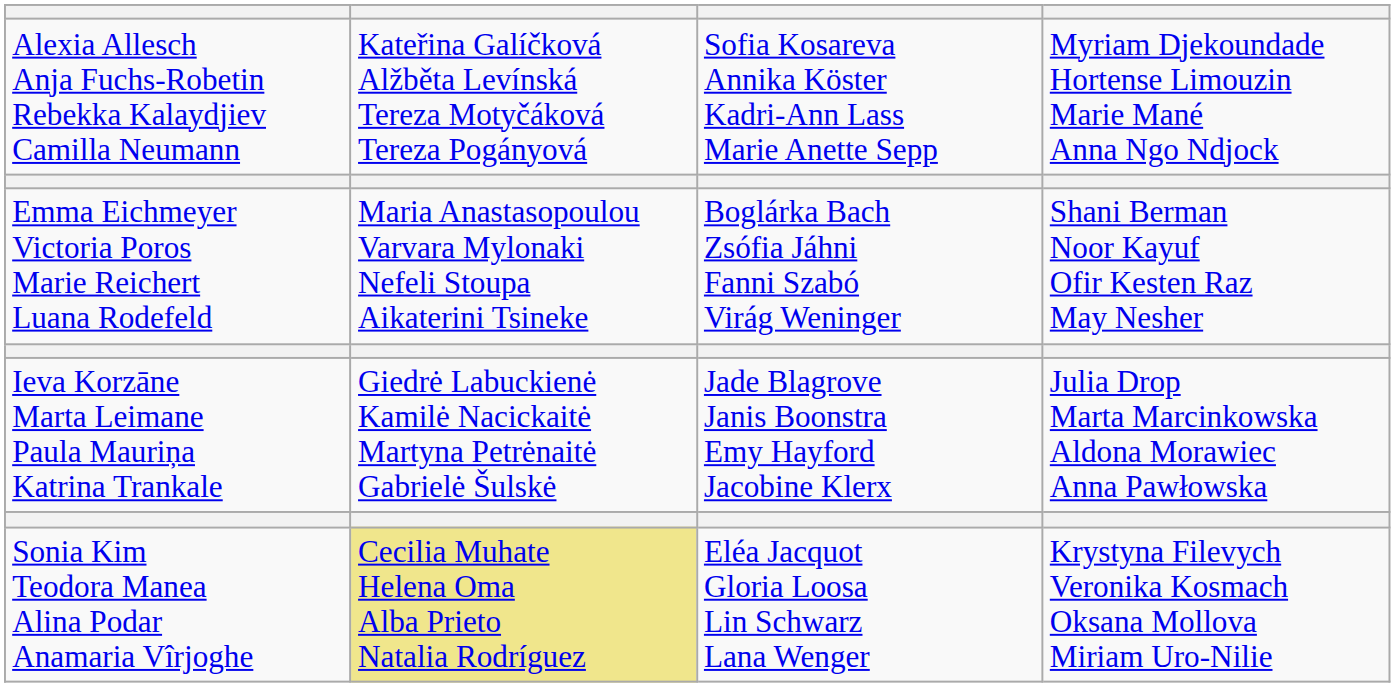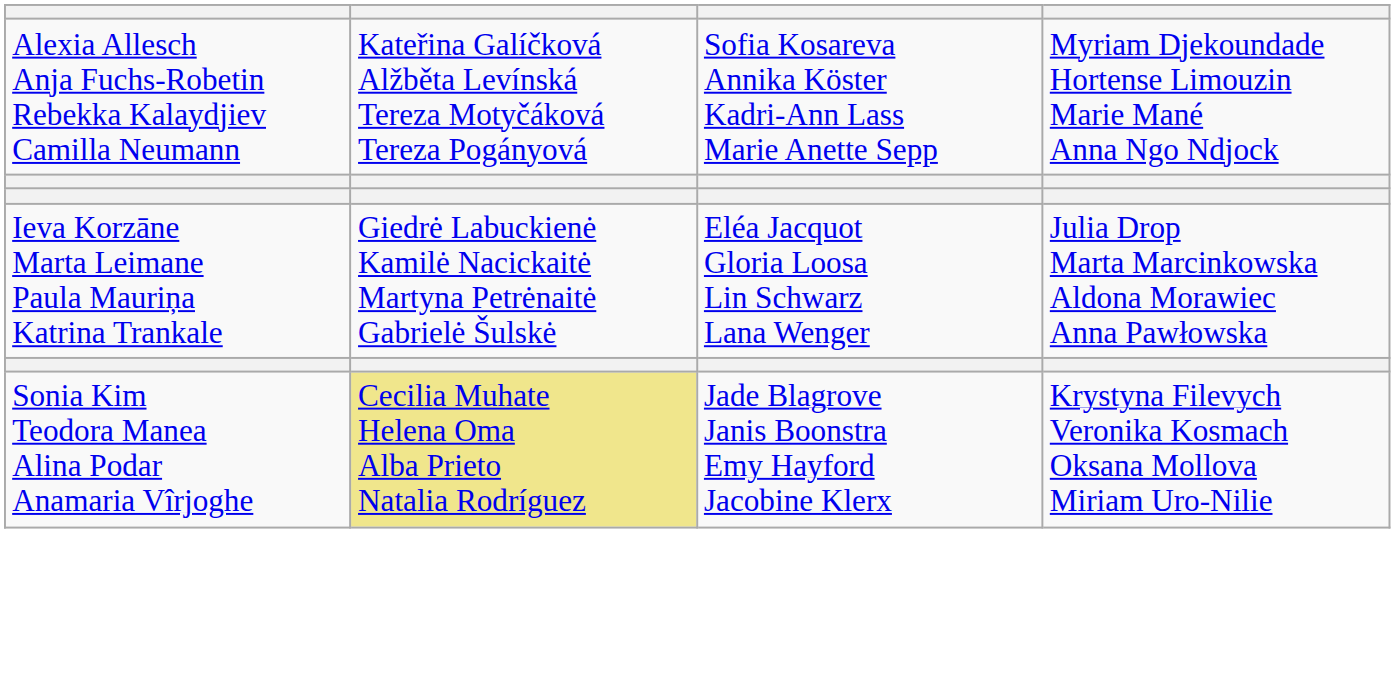- row: (124, 265)
(798, 434) Jade Blagrove Janis Boonstra Emy Hayford Jacobine Klerx -> (787, 279) Eléa Jacquot Gloria Loosa Lin Schwarz Lana Wenger
(787, 603) Eléa Jacquot Gloria Loosa Lin Schwarz Lana Wenger -> (798, 448) Jade Blagrove Janis Boonstra Emy Hayford Jacobine Klerx
